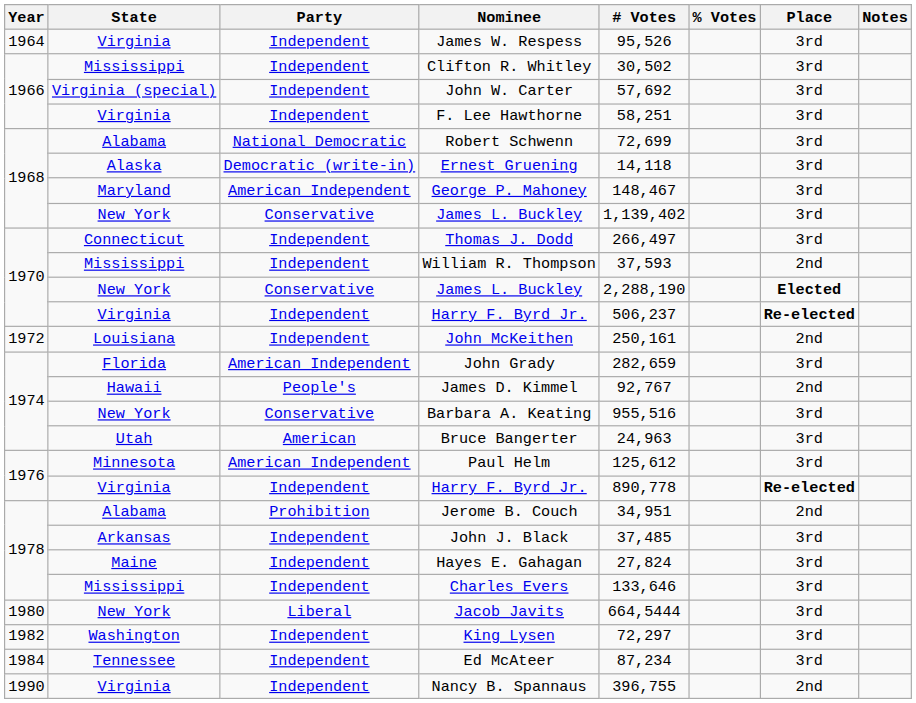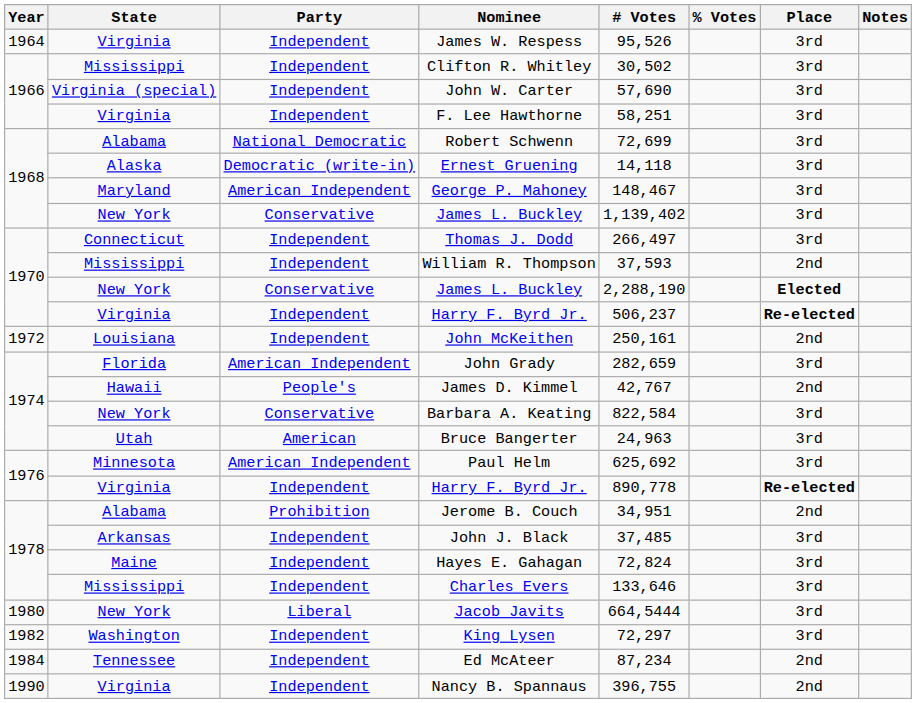(644, 91) 57,692 -> (644, 91) 57,690
(644, 389) 92,767 -> (644, 389) 42,767
(644, 414) 955,516 -> (644, 414) 822,584
(644, 463) 125,612 -> (644, 463) 625,692
(644, 562) 27,824 -> (644, 562) 72,824
(809, 662) 3rd -> (809, 662) 2nd
